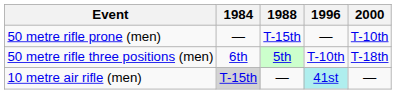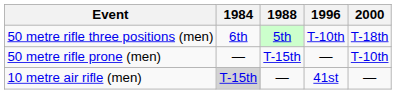rows swapped: (110, 57) <-> (84, 36)
(326, 78) paleturquoise background -> (326, 78) no background
